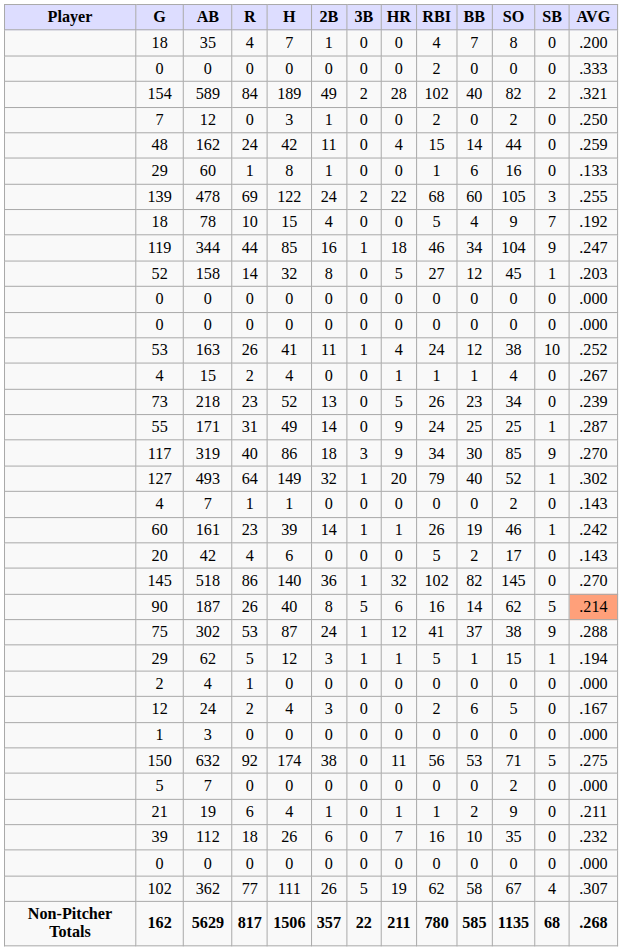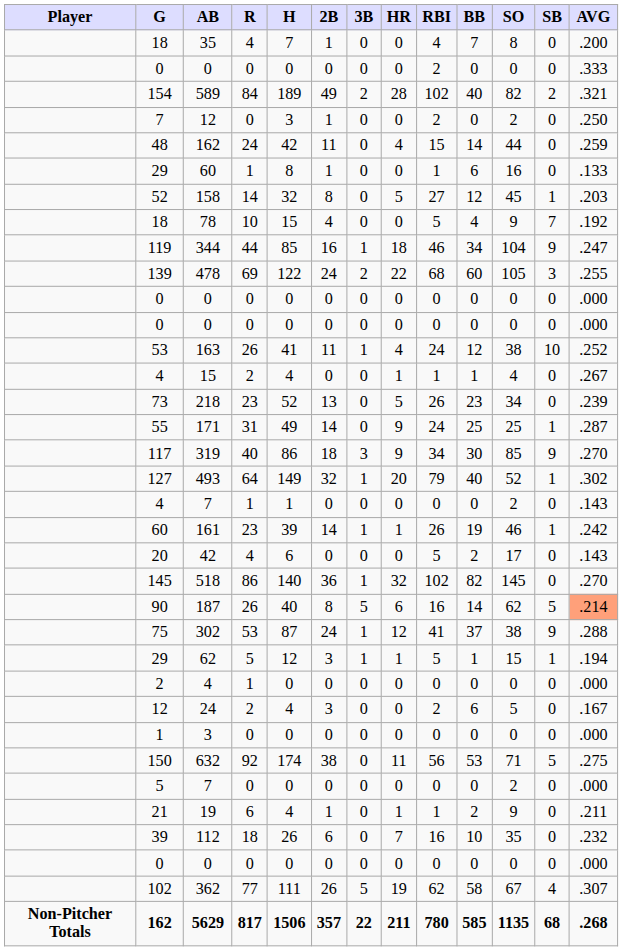rows swapped: (160, 196) <-> (160, 273)
